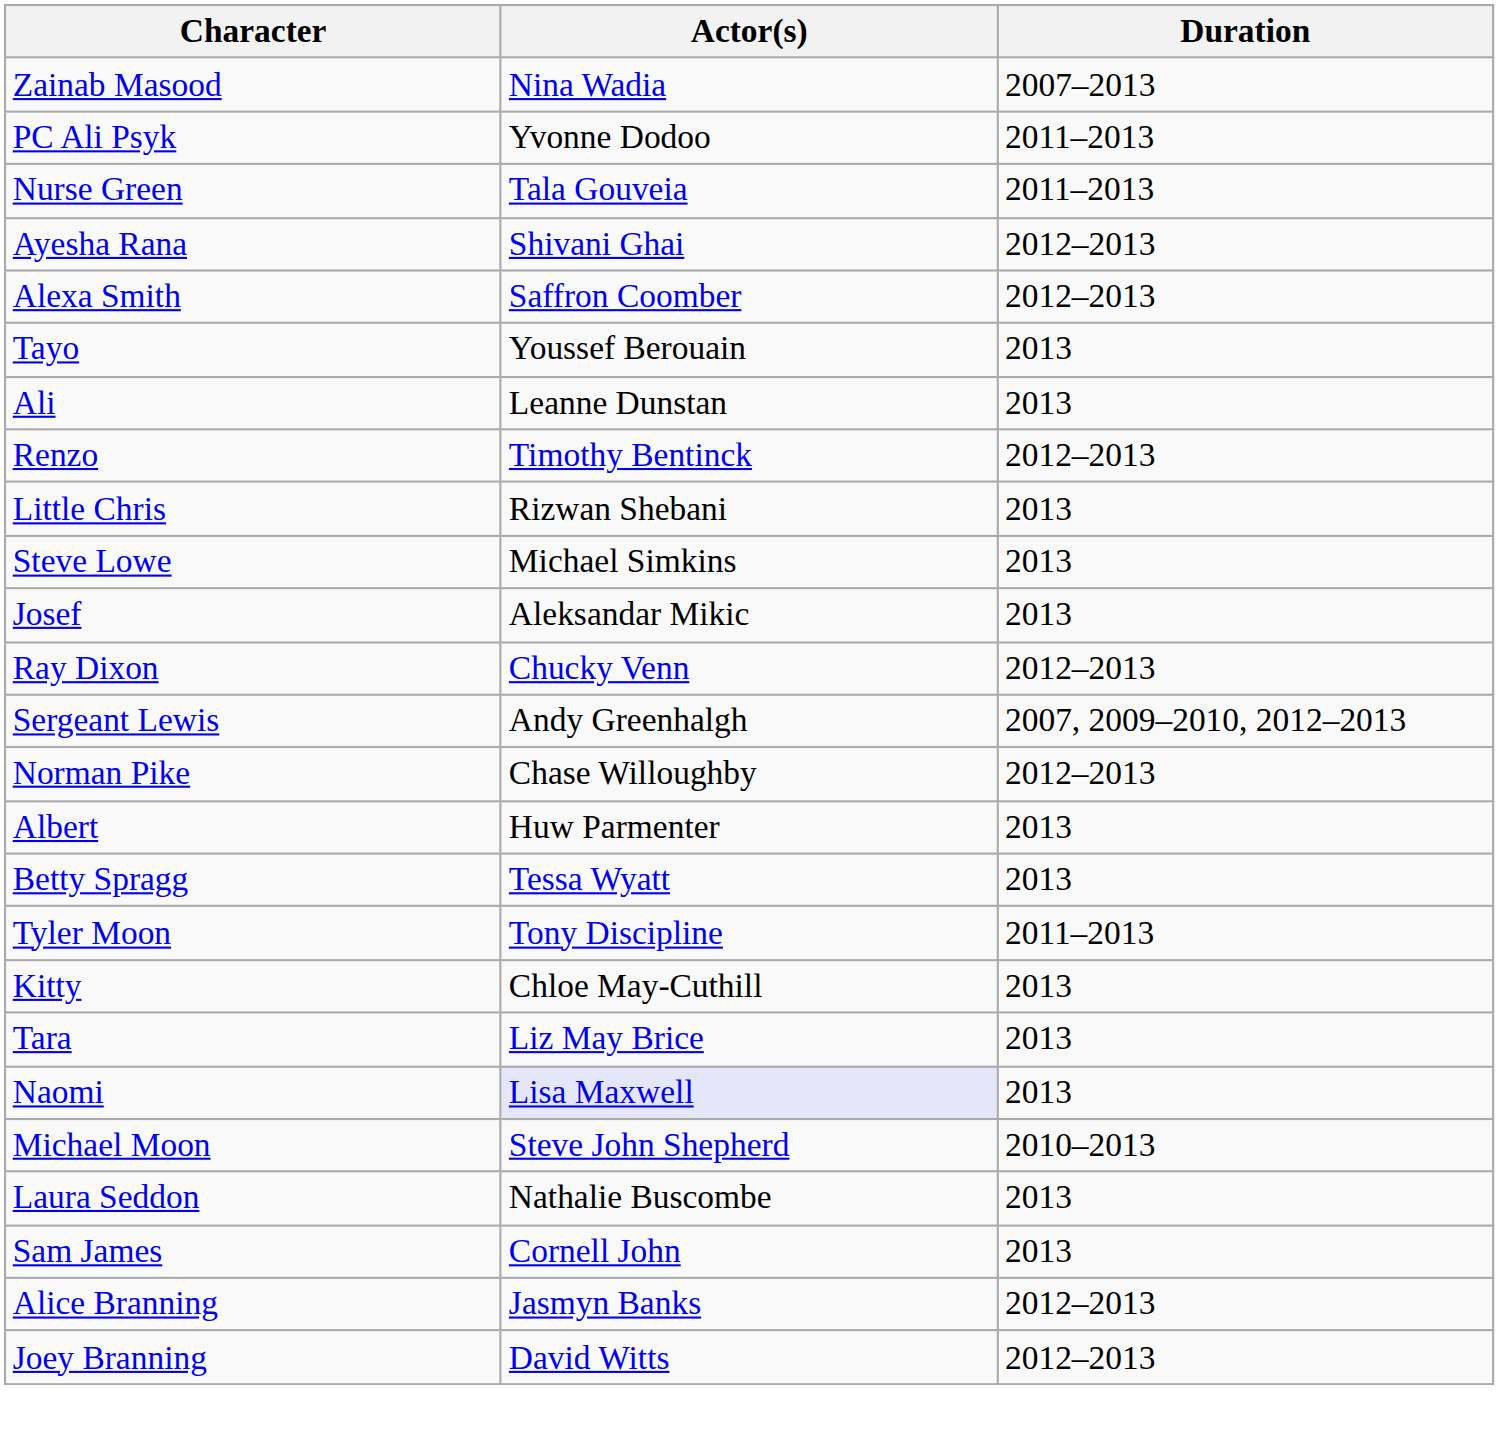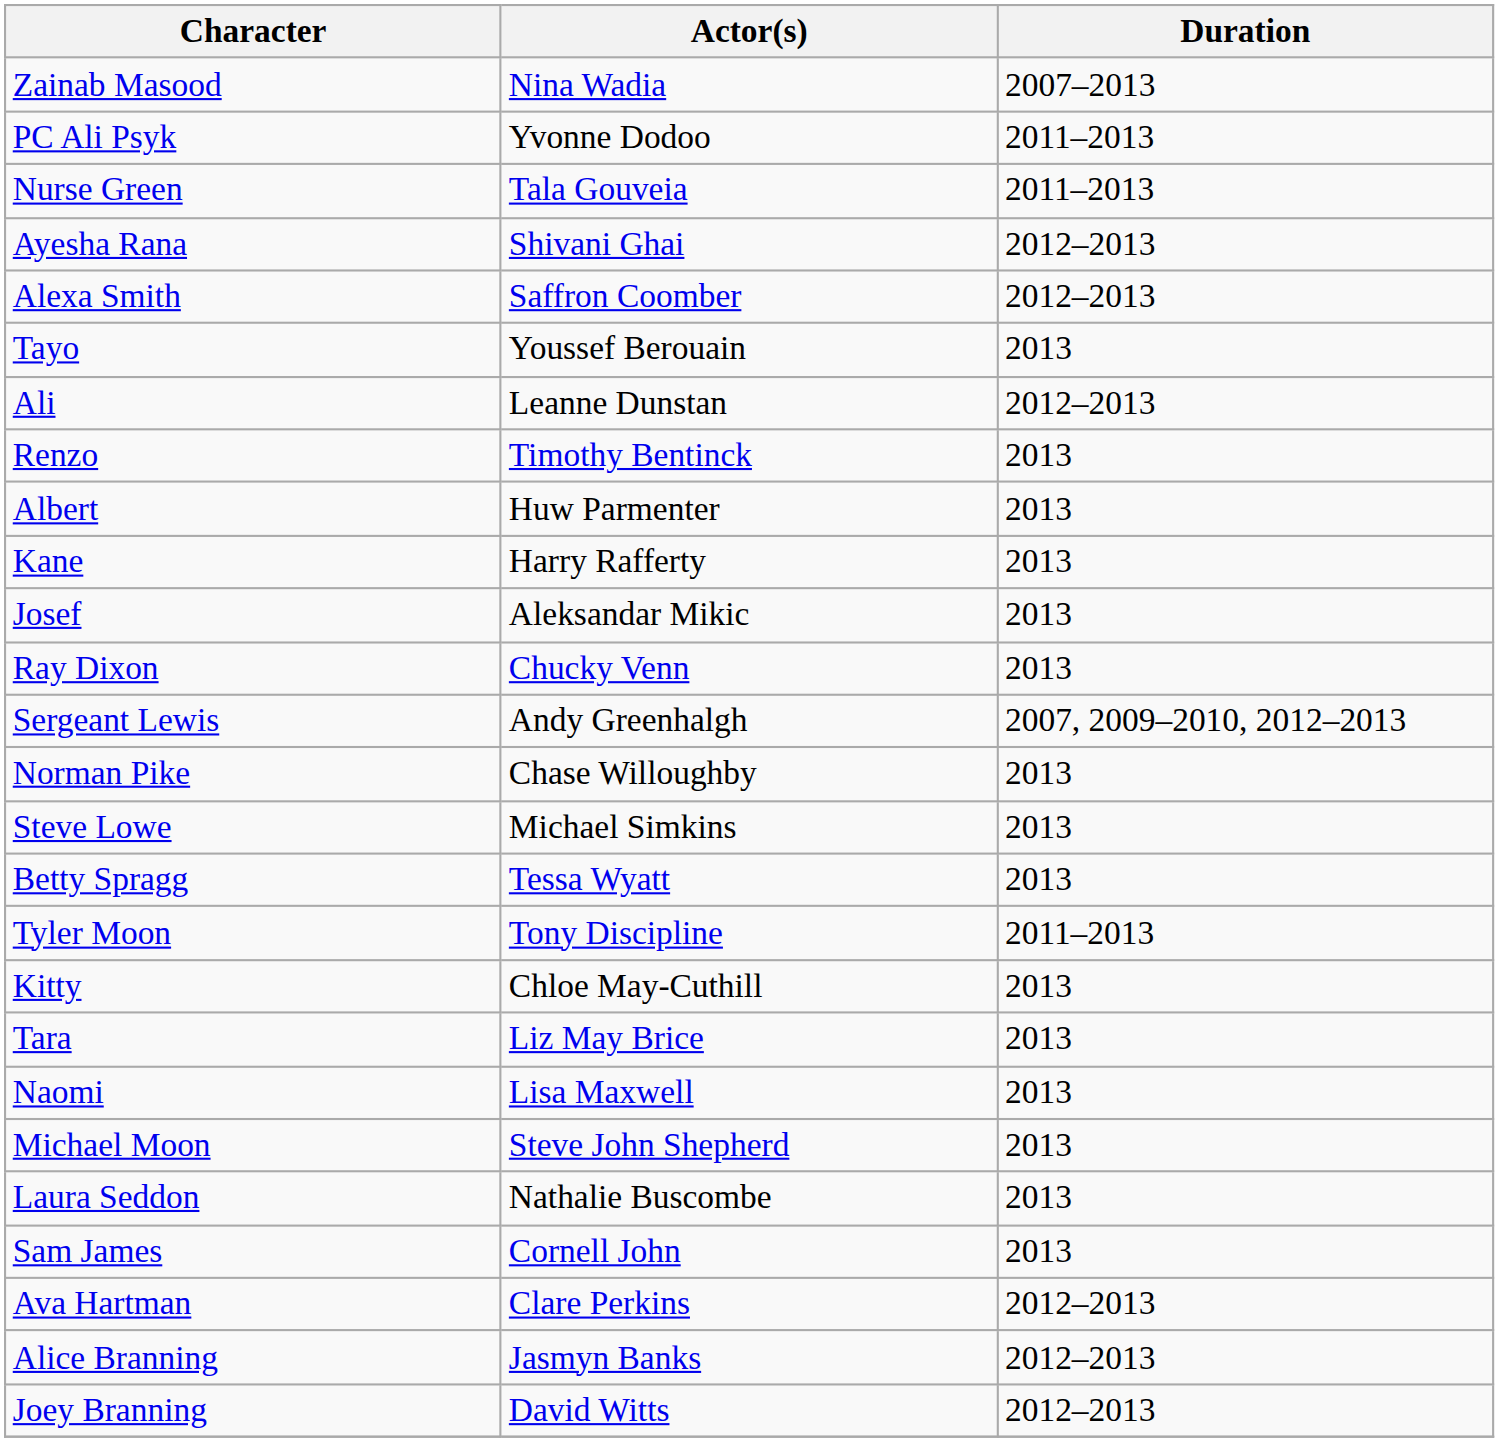(1038, 402) 2013 -> (1080, 402) 2012–2013
(1080, 455) 2012–2013 -> (1038, 455) 2013
- row: (89, 508)
rows swapped: (92, 561) <-> (55, 826)
+ row: (48, 561)
(1080, 667) 2012–2013 -> (1038, 667) 2013
(1080, 773) 2012–2013 -> (1038, 773) 2013
(601, 1091) lavender background -> (601, 1091) no background
(1080, 1144) 2010–2013 -> (1038, 1144) 2013
+ row: (102, 1303)
